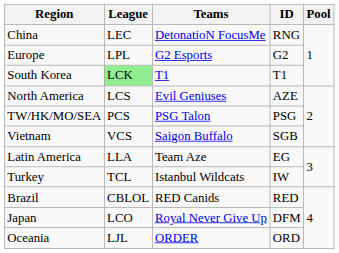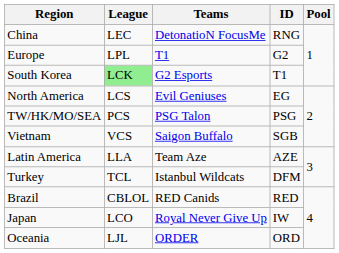(184, 55) G2 Esports -> (162, 55) T1
(162, 75) T1 -> (184, 75) G2 Esports
(285, 95) AZE -> (281, 95) EG
(281, 156) EG -> (285, 156) AZE
(281, 177) IW -> (287, 177) DFM
(287, 217) DFM -> (281, 217) IW
